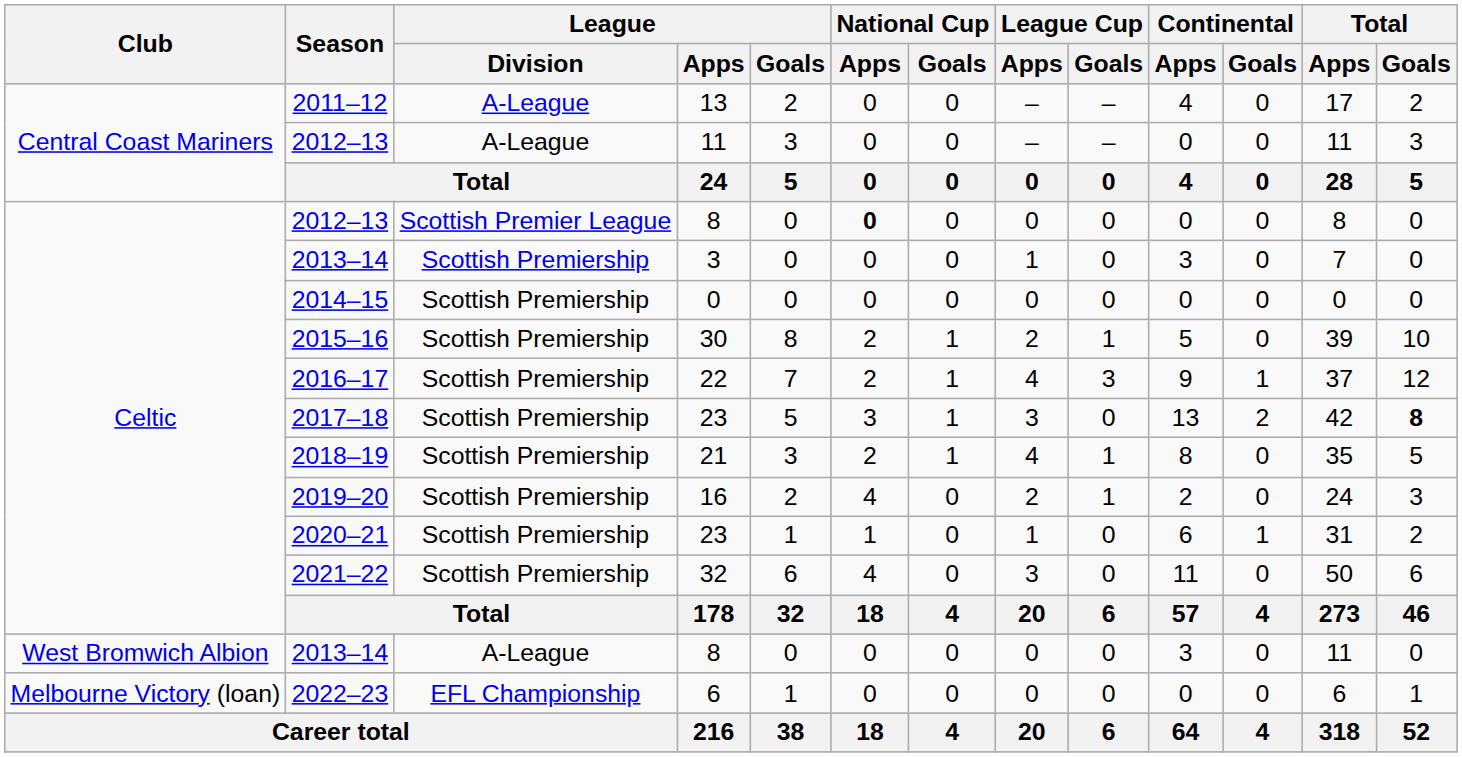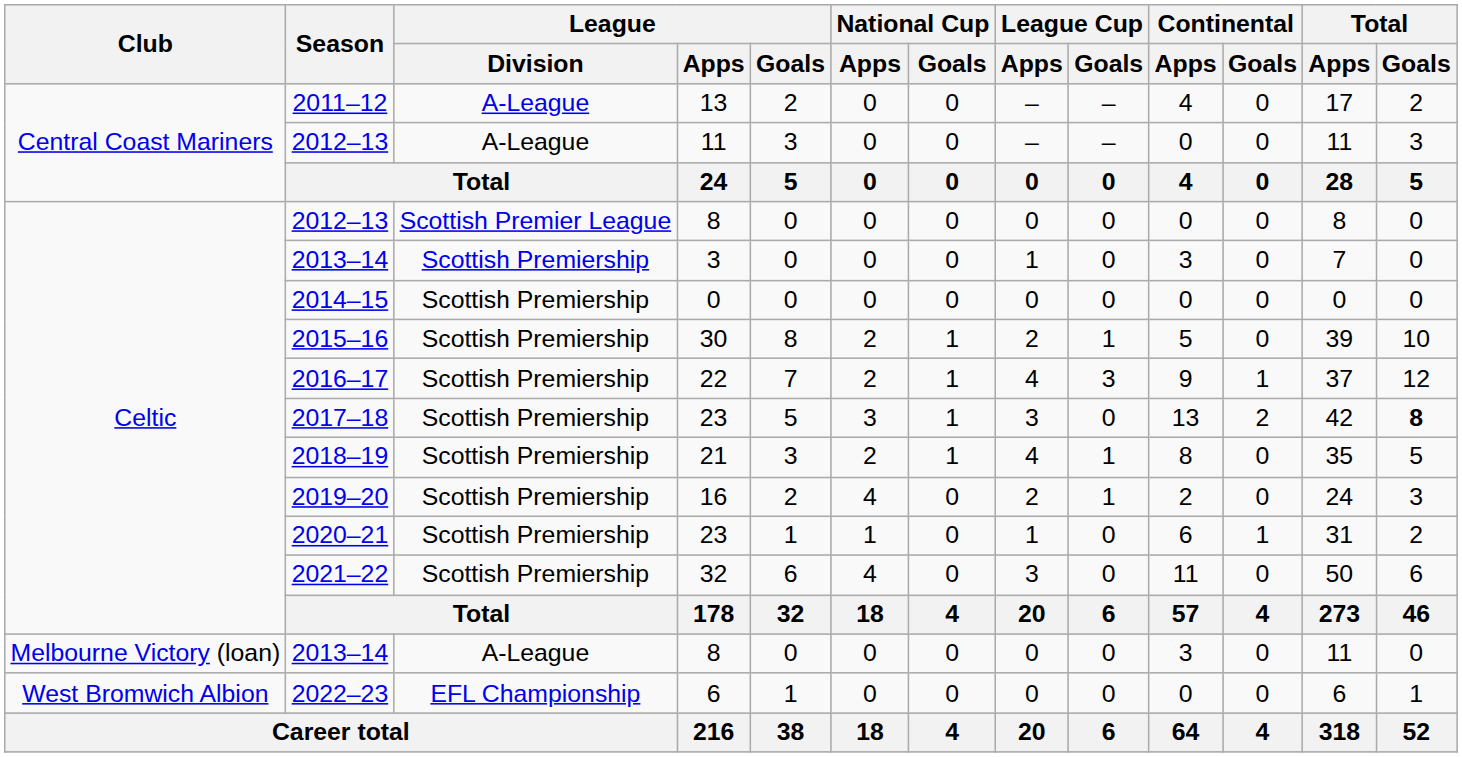(870, 220) bold -> (870, 220) normal
(145, 653) West Bromwich Albion -> (145, 653) Melbourne Victory (loan)
(145, 692) Melbourne Victory (loan) -> (145, 692) West Bromwich Albion
